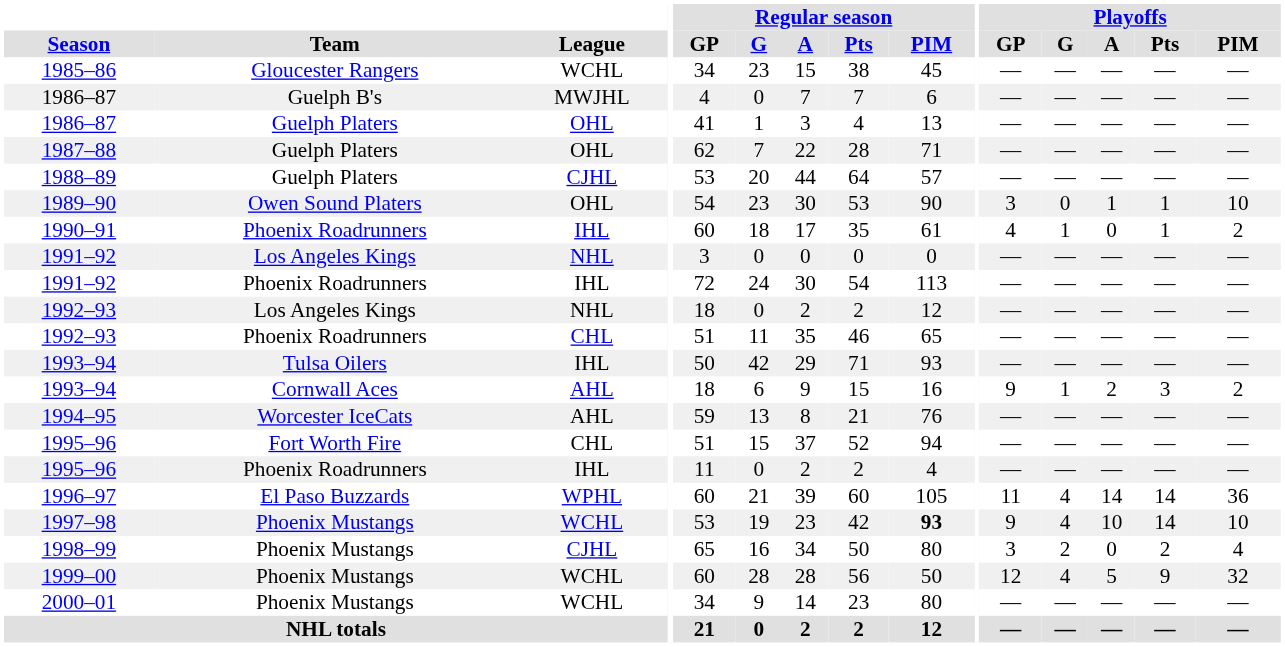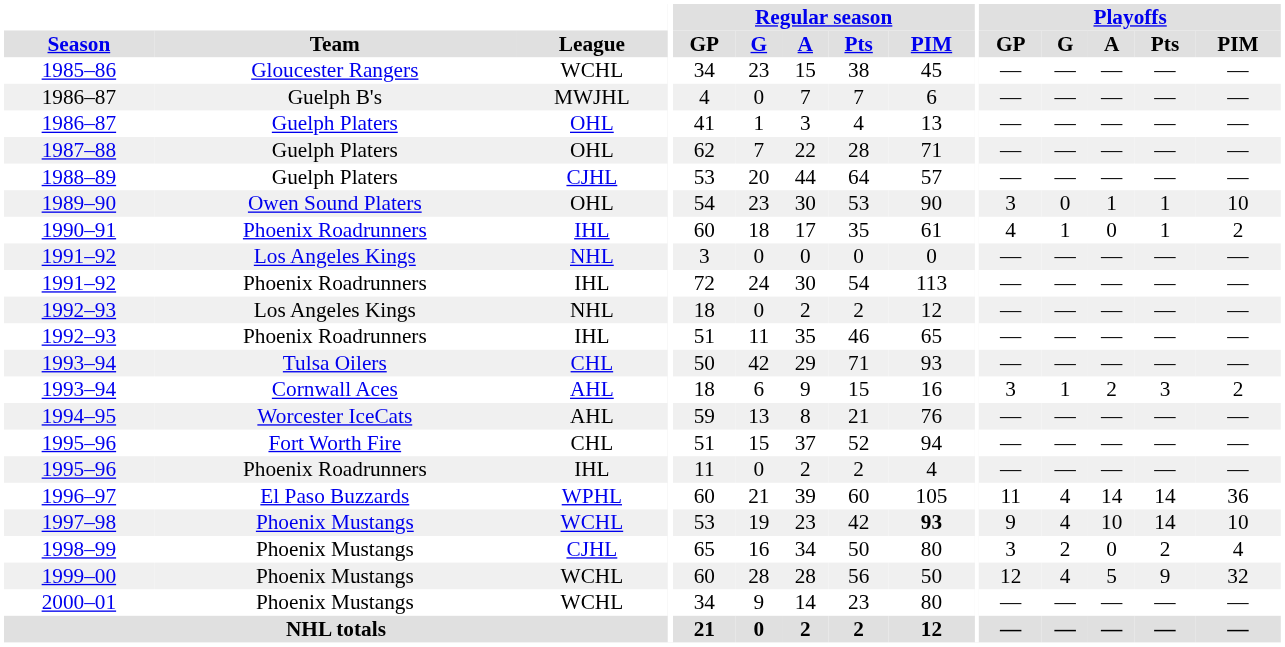(592, 336) CHL -> (592, 336) IHL
(592, 362) IHL -> (592, 362) CHL
(1011, 389) 9 -> (1011, 389) 3
